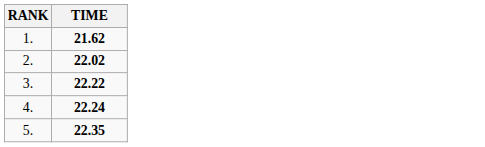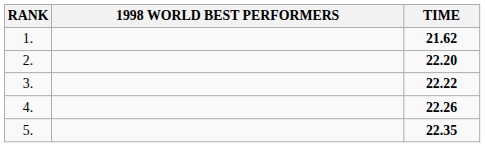+ column: (228, 16)
(89, 61) 22.02 -> (442, 61) 22.20
(89, 107) 22.24 -> (442, 107) 22.26
